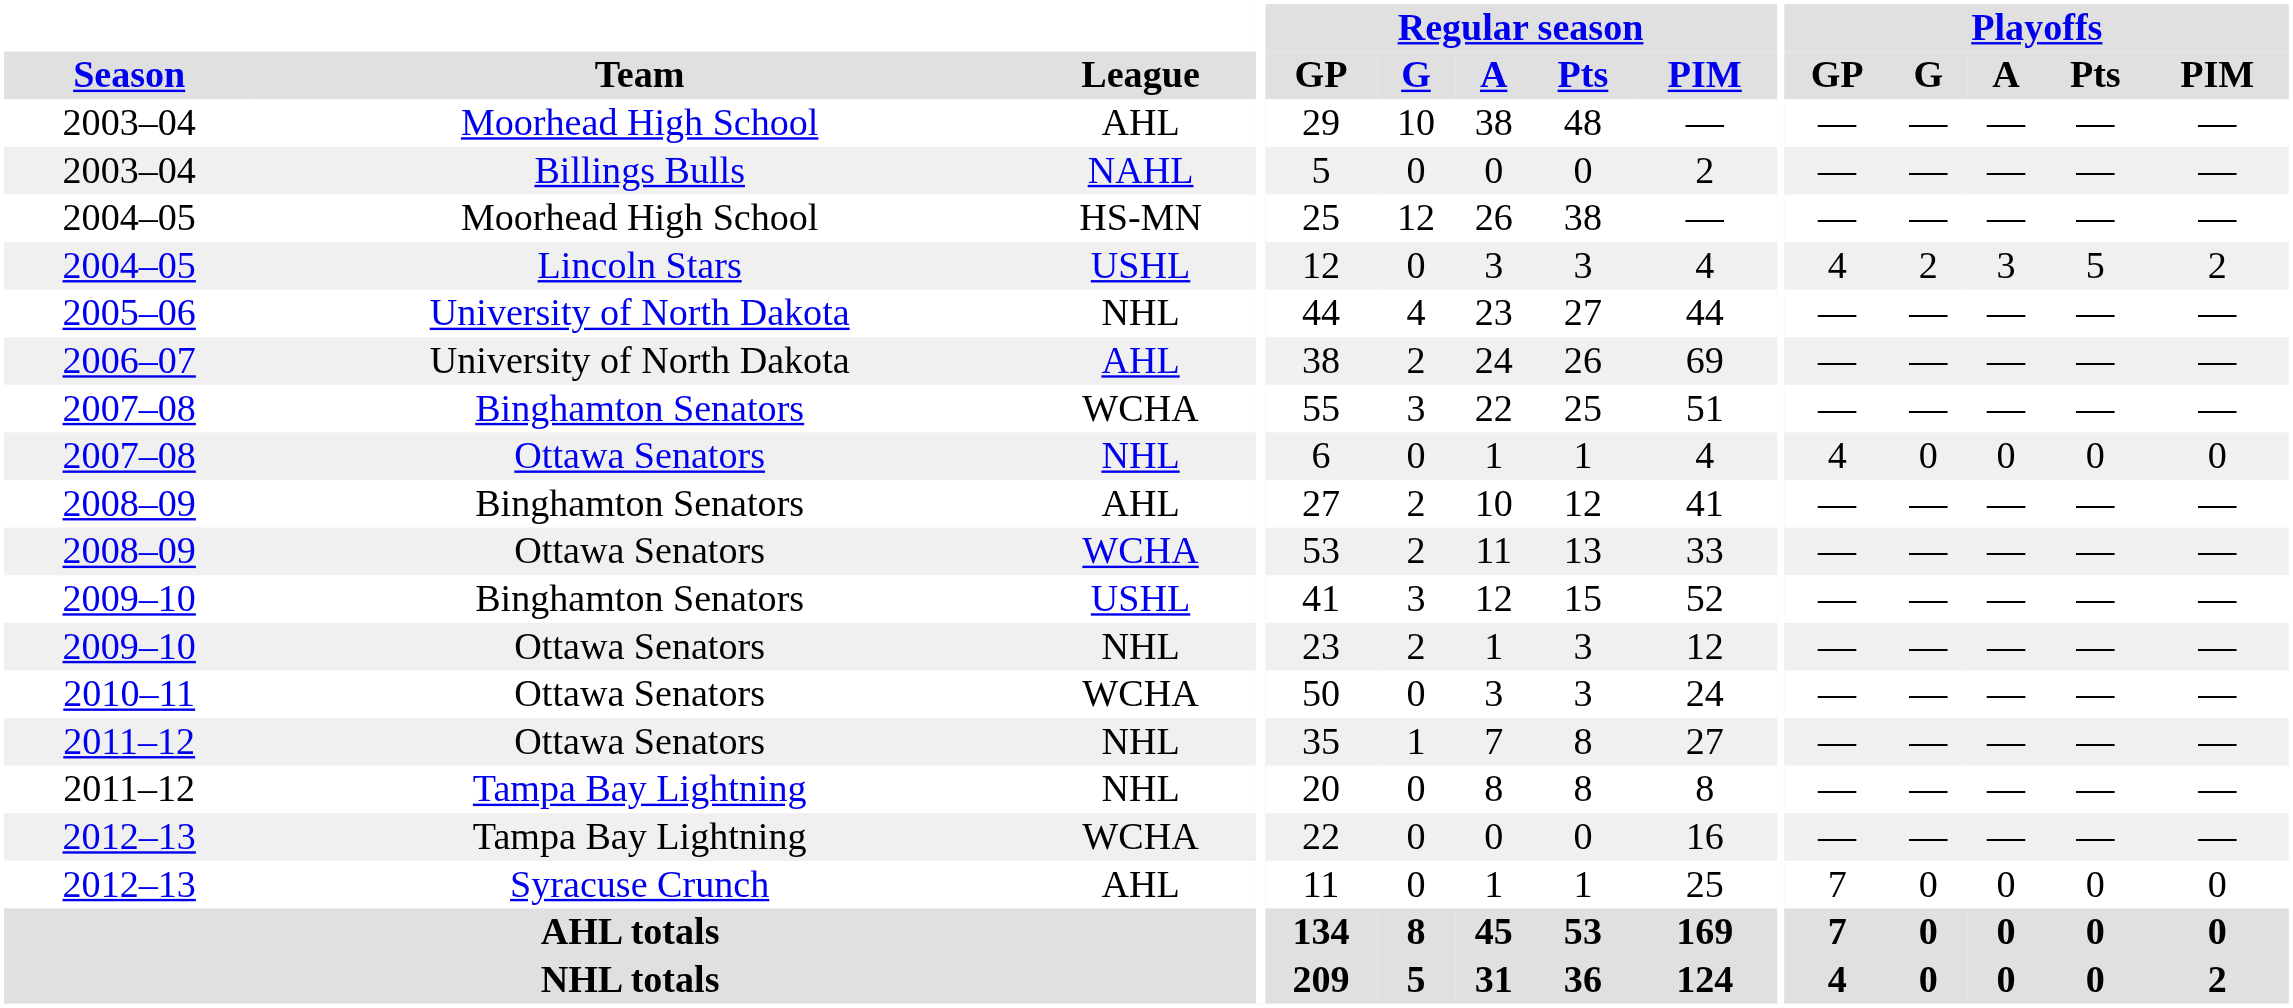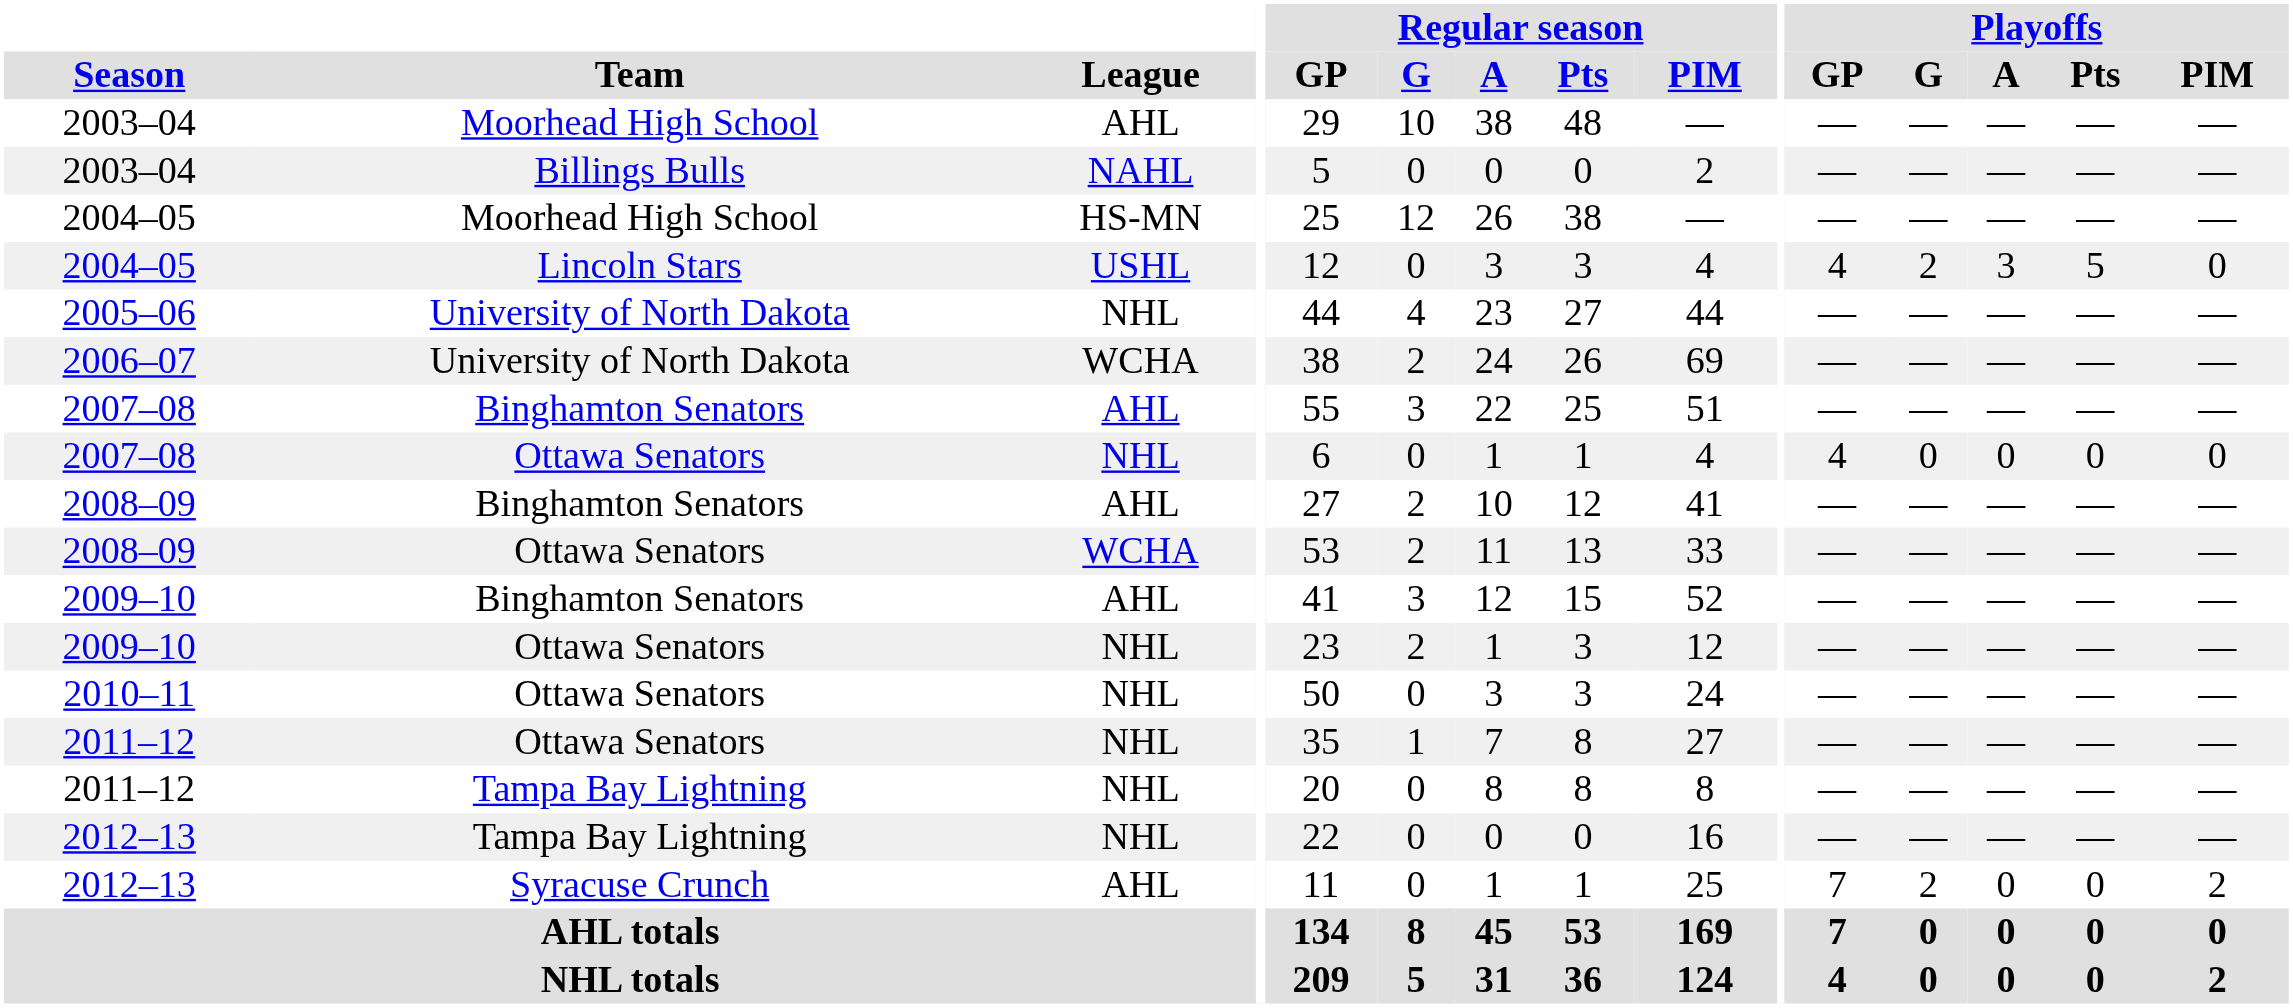(2217, 265) 2 -> (2217, 265) 0
(1141, 360) AHL -> (1141, 360) WCHA
(1141, 407) WCHA -> (1141, 407) AHL
(1141, 598) USHL -> (1141, 598) AHL
(1141, 693) WCHA -> (1141, 693) NHL
(1141, 836) WCHA -> (1141, 836) NHL
(1928, 883) 0 -> (1928, 883) 2
(2217, 883) 0 -> (2217, 883) 2
